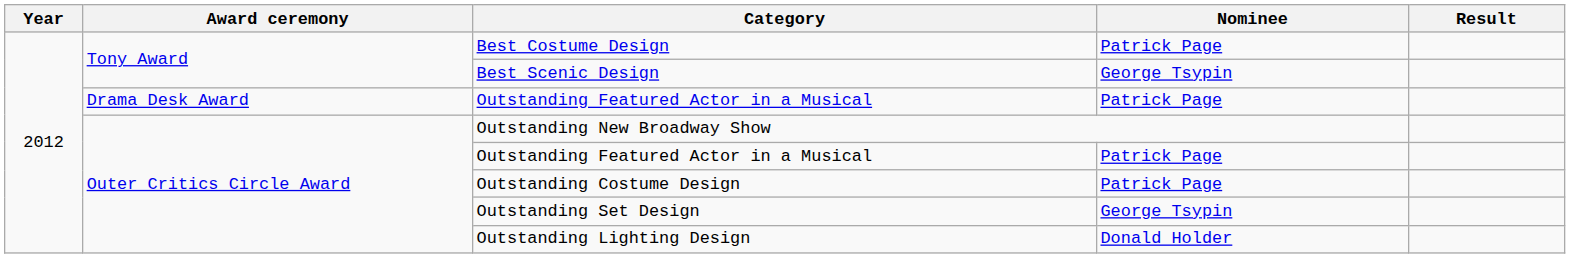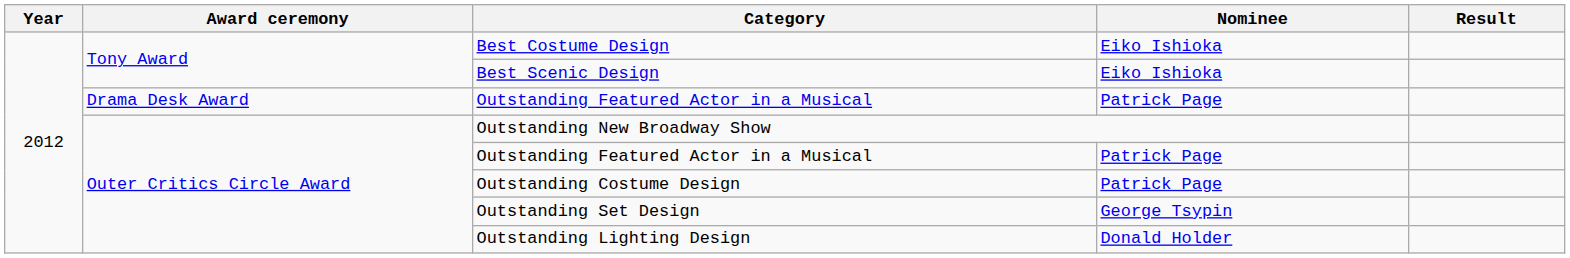(1161, 46) Patrick Page -> (1161, 46) Eiko Ishioka
(1166, 74) George Tsypin -> (1161, 74) Eiko Ishioka
